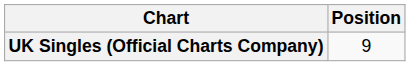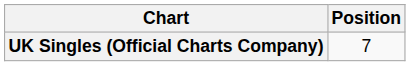(366, 46) 9 -> (366, 46) 7
